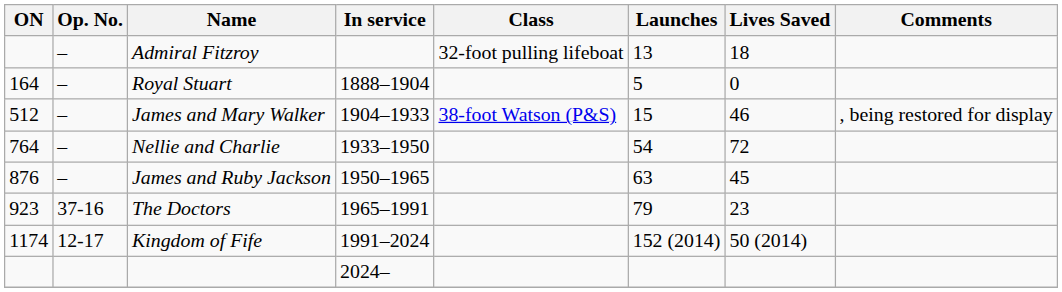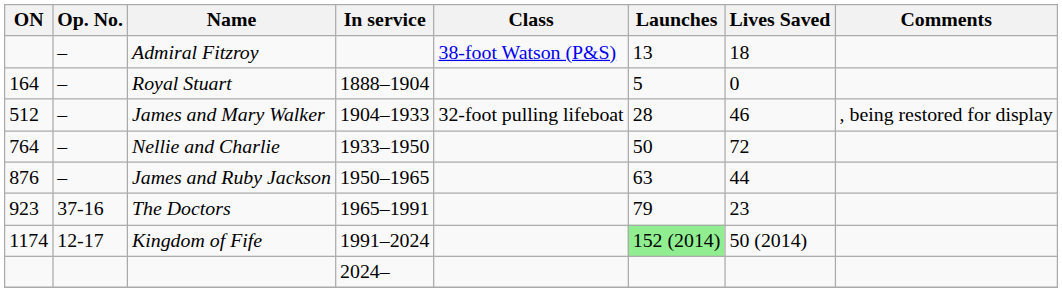(531, 51) 32-foot pulling lifeboat -> (527, 51) 38-foot Watson (P&S)
(527, 114) 38-foot Watson (P&S) -> (531, 114) 32-foot pulling lifeboat
(643, 114) 15 -> (643, 114) 28
(643, 146) 54 -> (643, 146) 50
(739, 177) 45 -> (739, 177) 44
(677, 240) no background -> (677, 240) lightgreen background
